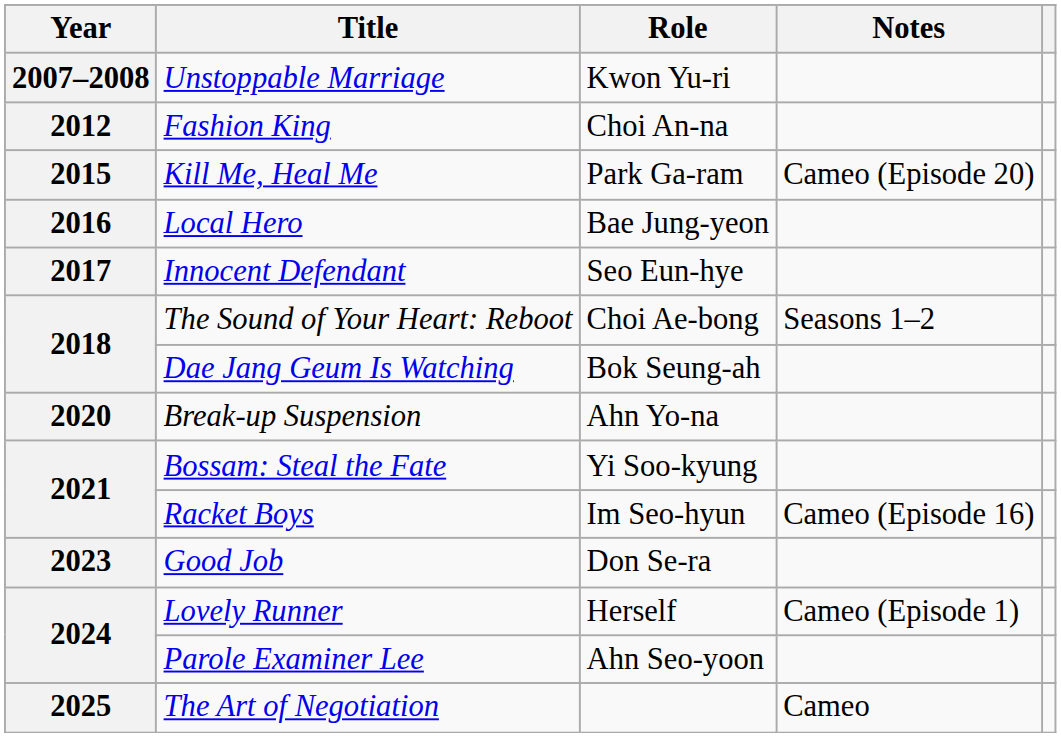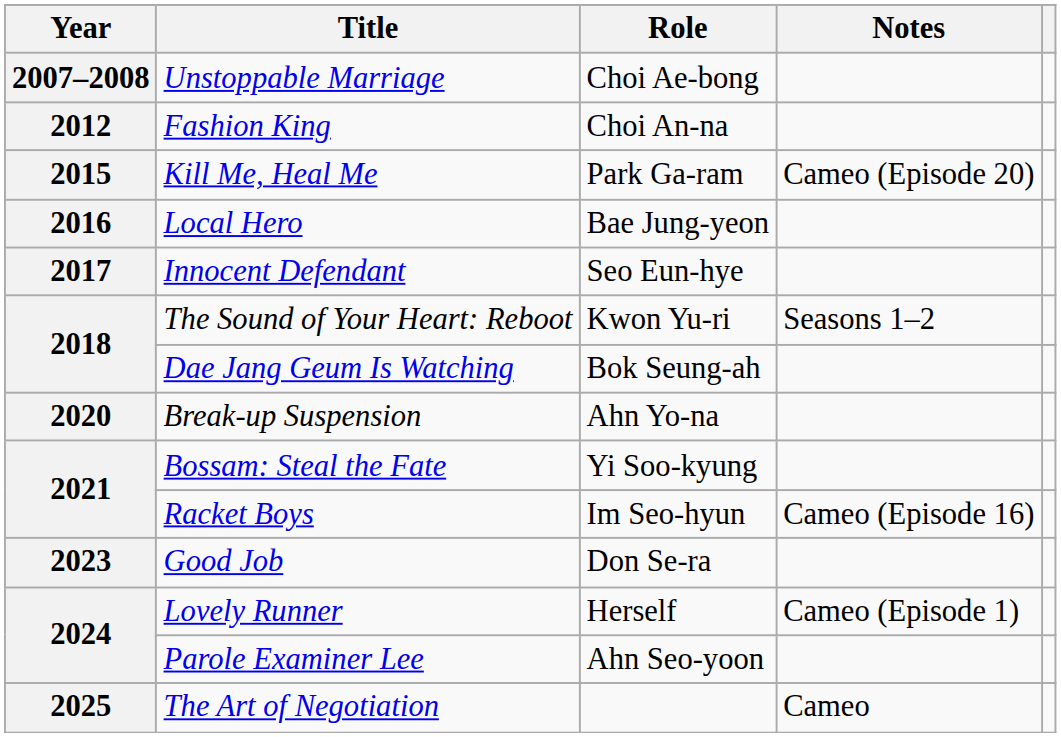(659, 77) Kwon Yu-ri -> (673, 77) Choi Ae-bong
(673, 319) Choi Ae-bong -> (659, 319) Kwon Yu-ri
